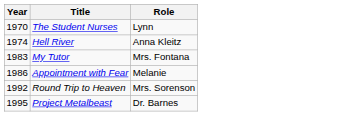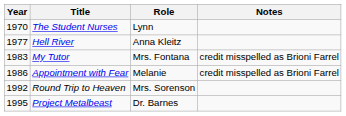+ column: (269, 12)
(17, 42) 1974 -> (17, 42) 1977
